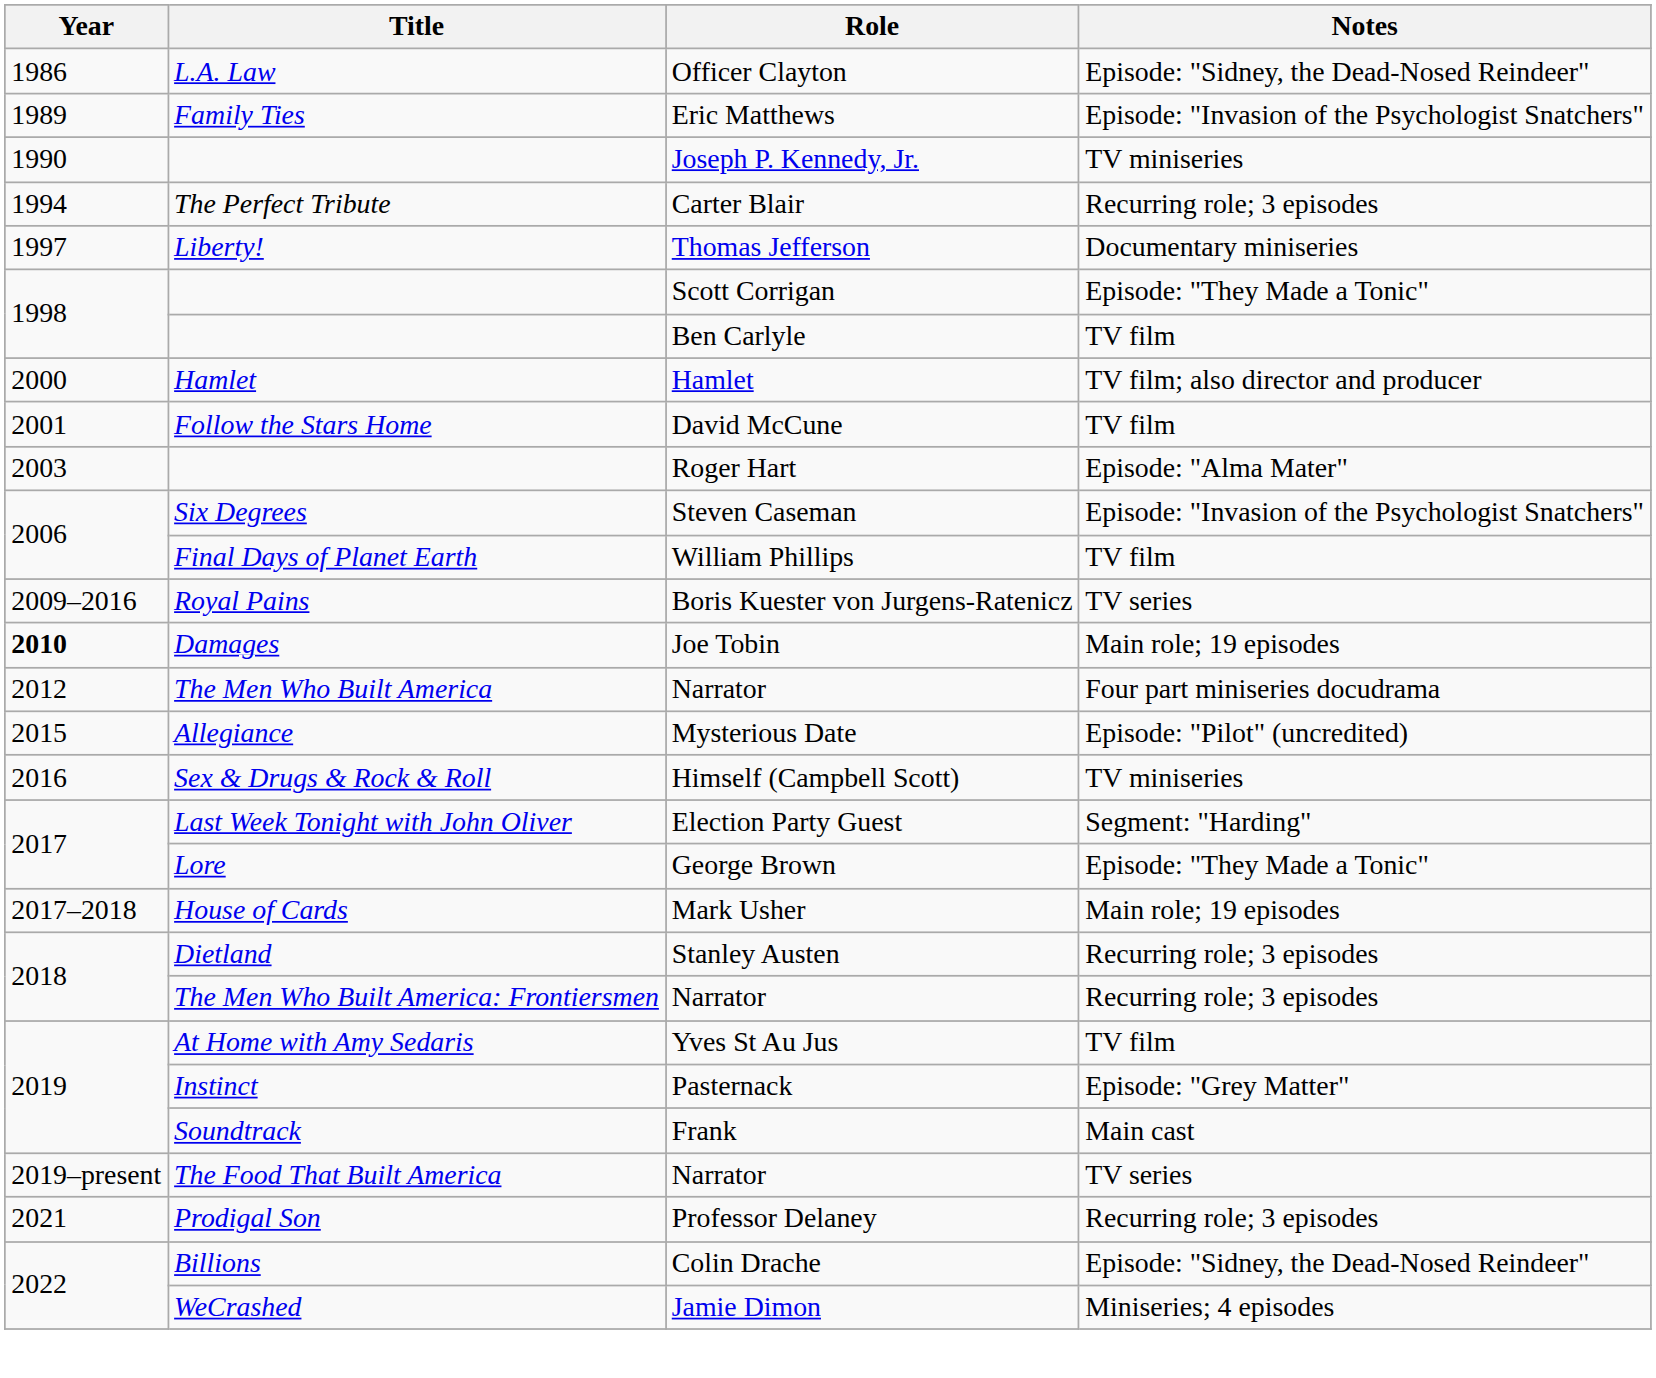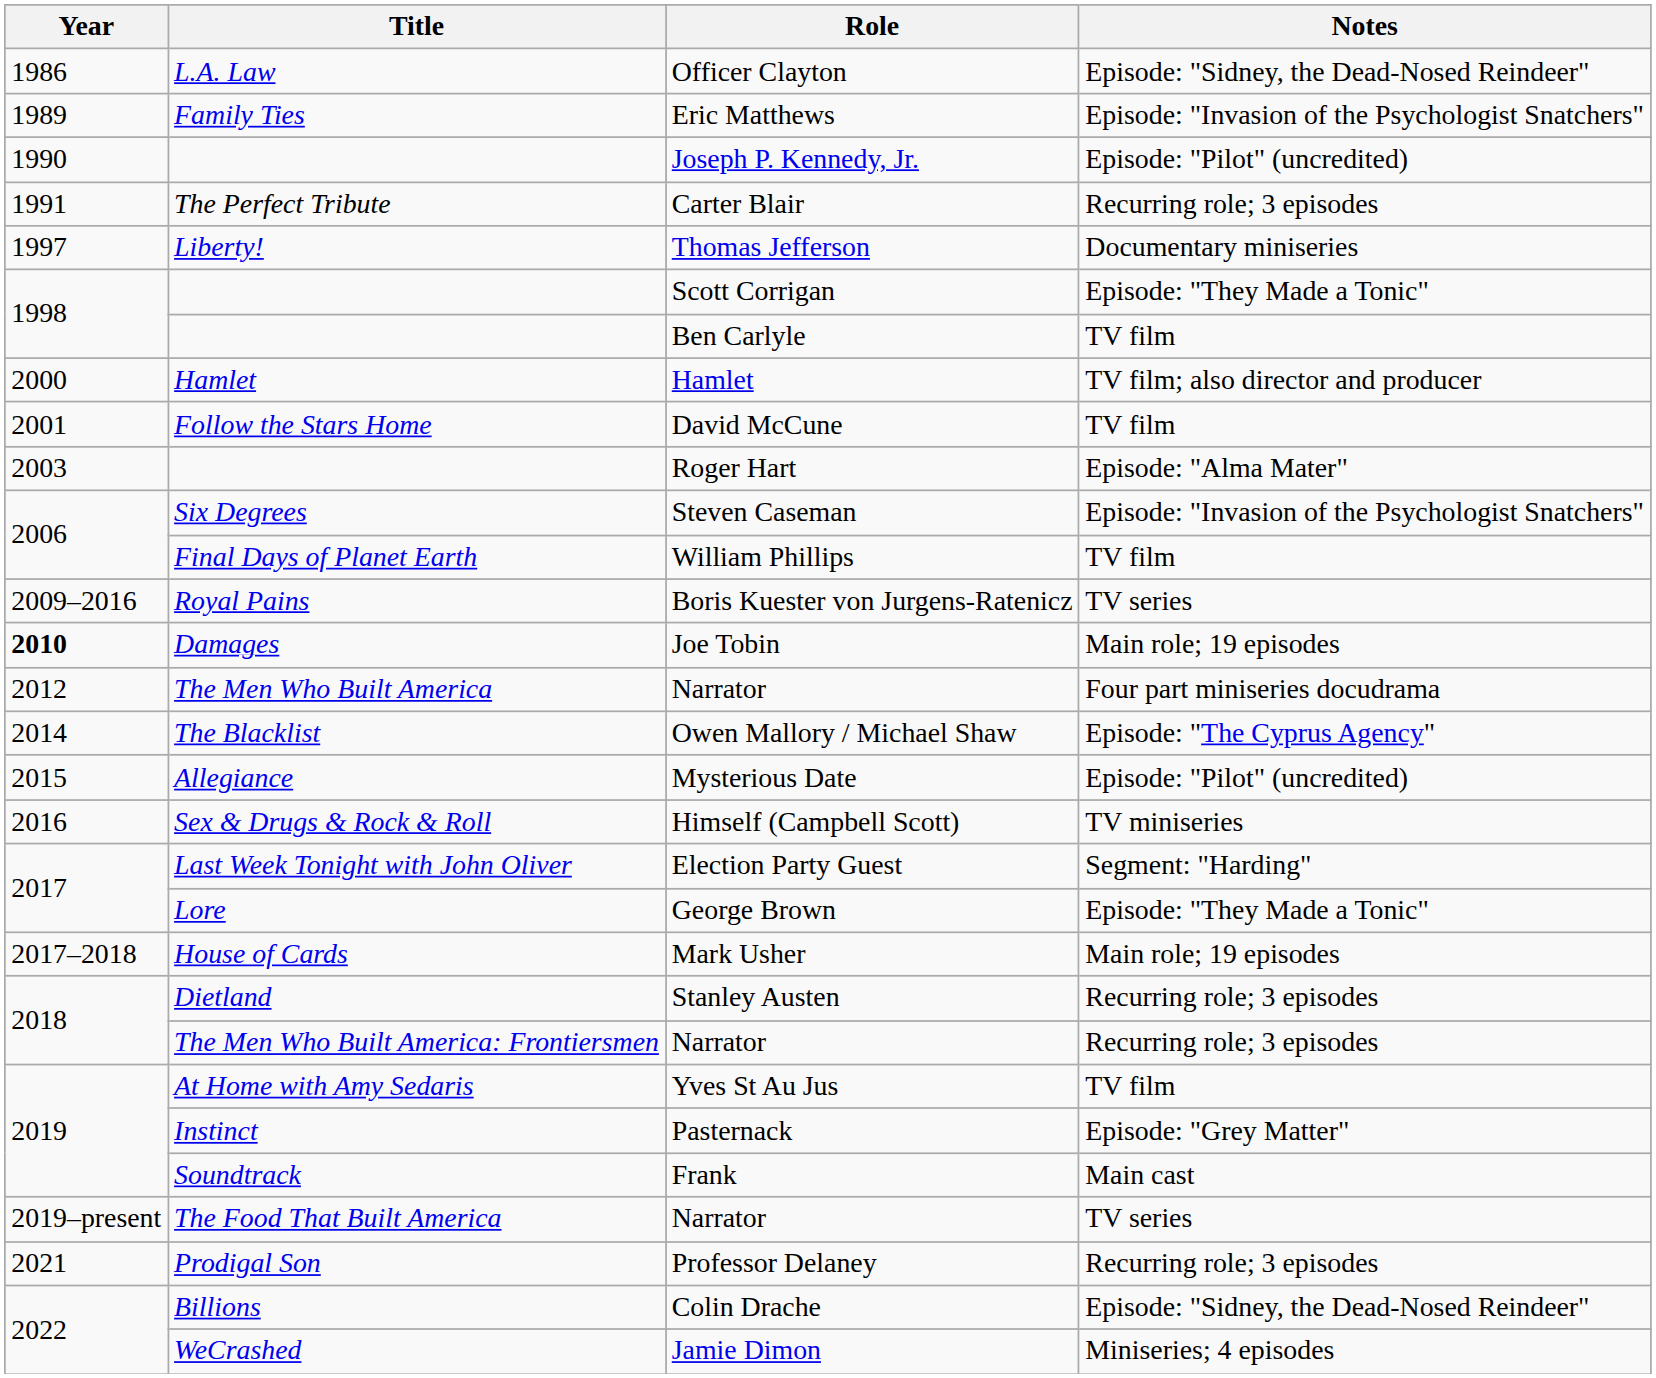(1164, 159) TV miniseries -> (1247, 159) Episode: "Pilot" (uncredited)
(39, 203) 1994 -> (39, 203) 1991
+ row: (247, 733)
